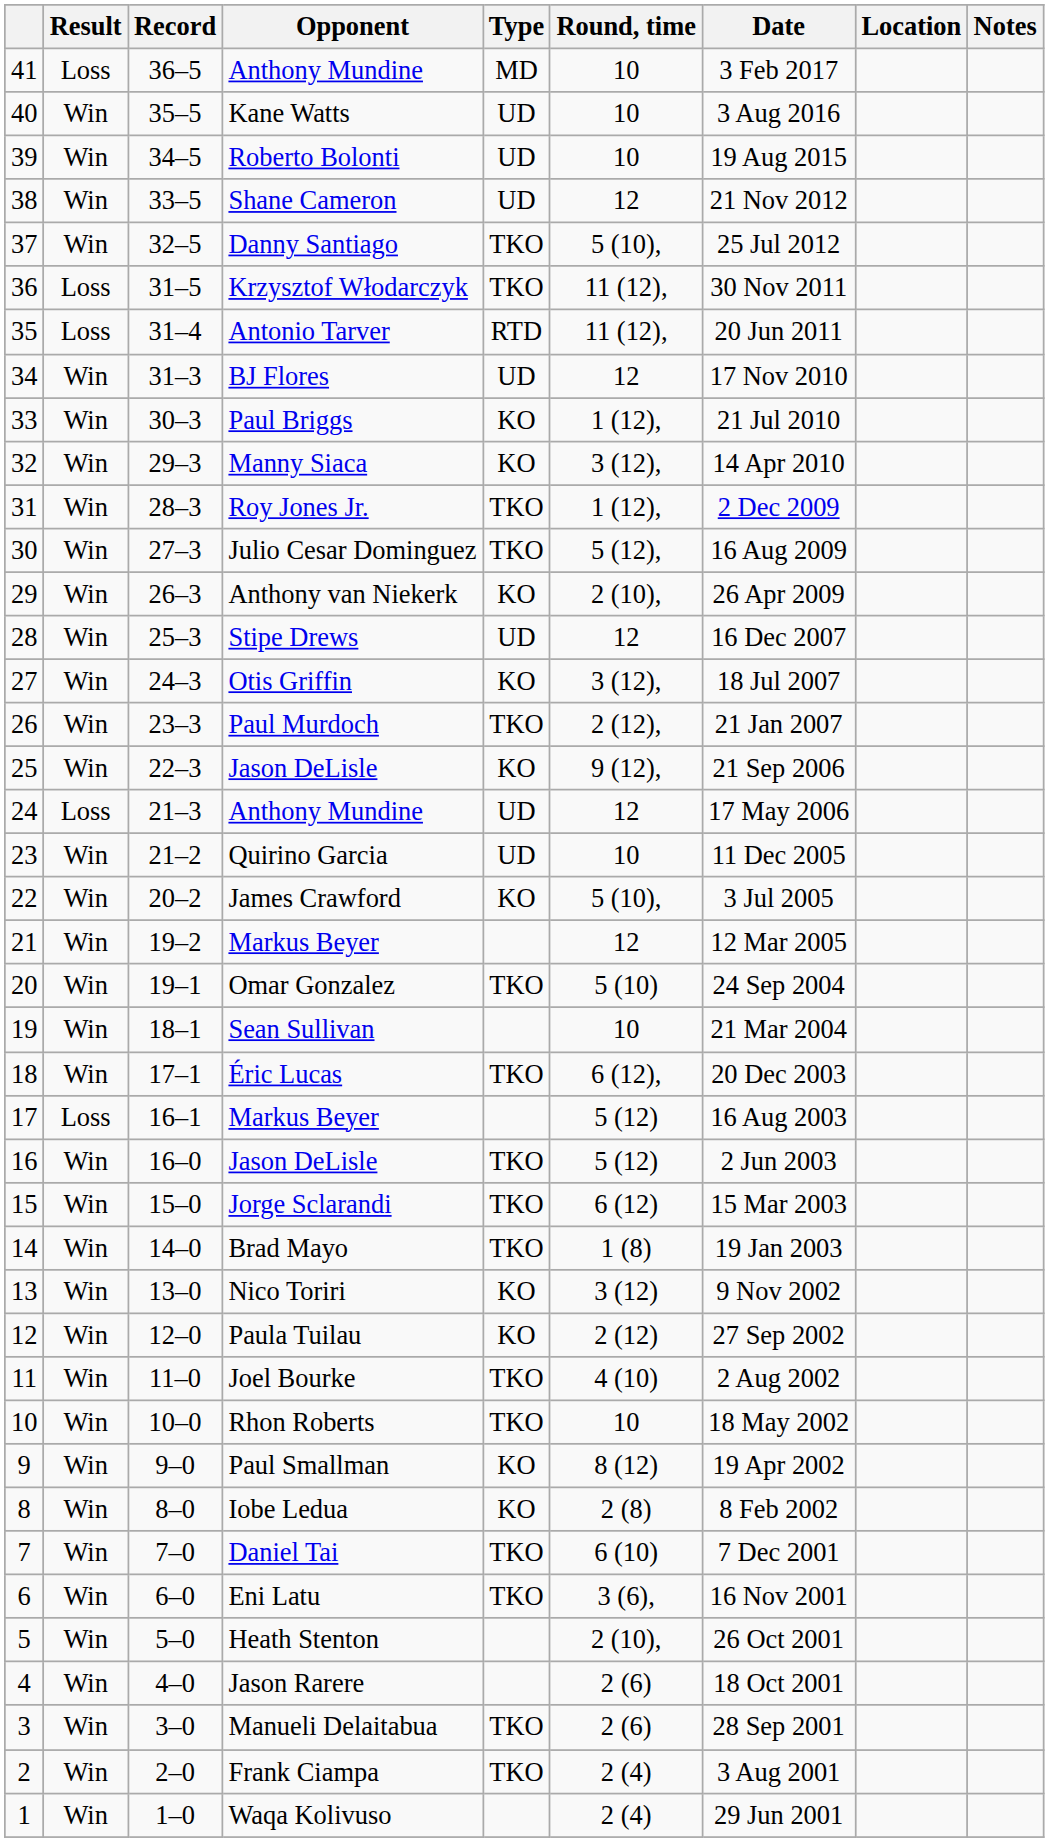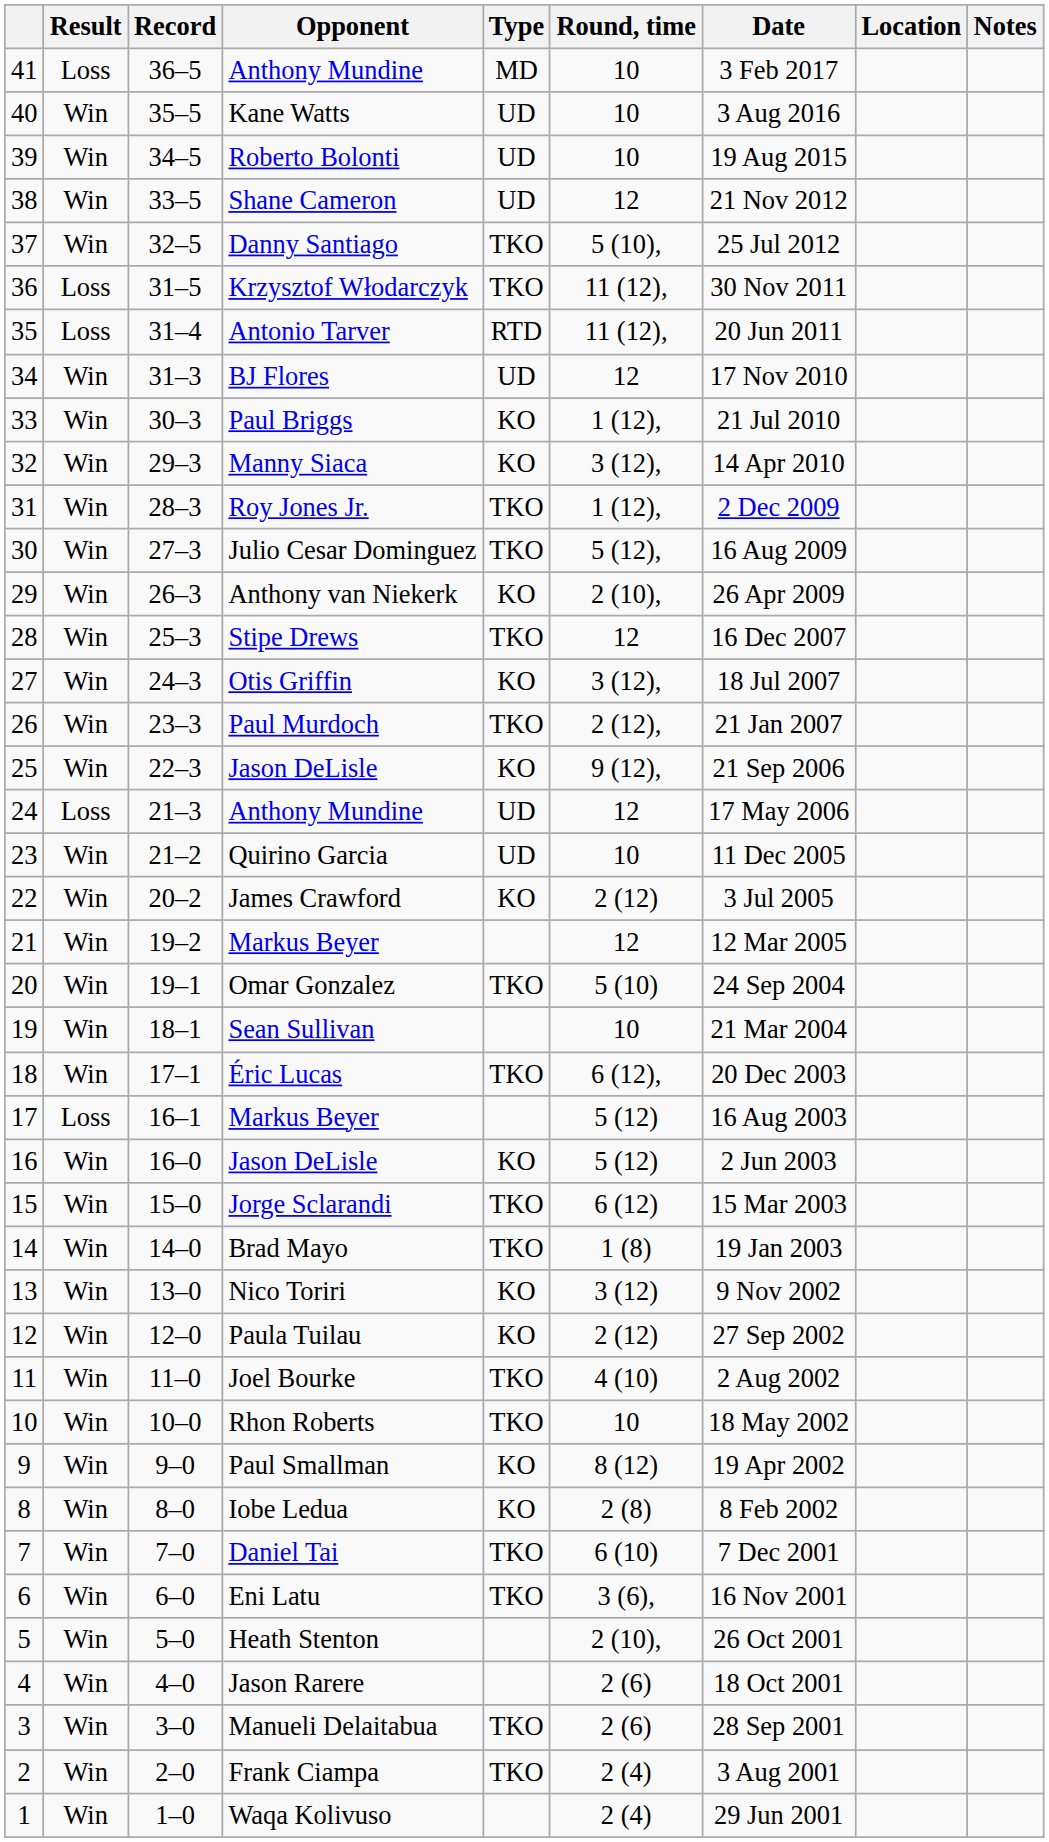(516, 637) UD -> (516, 637) TKO
(626, 898) 5 (10), -> (626, 898) 2 (12)
(516, 1160) TKO -> (516, 1160) KO
